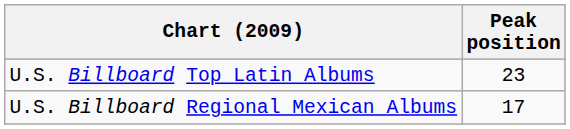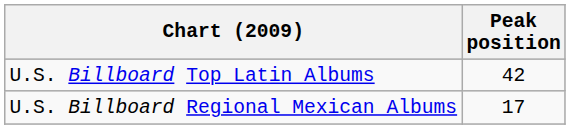(514, 75) 23 -> (514, 75) 42
